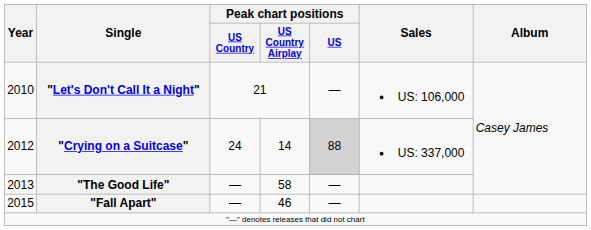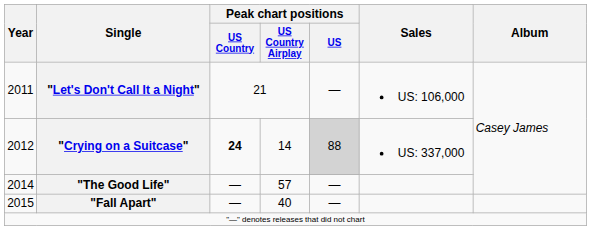(20, 90) 2010 -> (20, 90) 2011
(235, 146) normal -> (235, 146) bold
(20, 184) 2013 -> (20, 184) 2014
(285, 184) 58 -> (285, 184) 57
(285, 203) 46 -> (285, 203) 40
